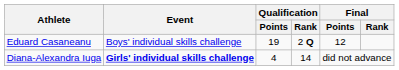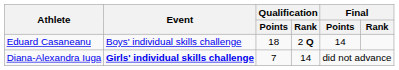(274, 43) 19 -> (274, 43) 18
(340, 43) 12 -> (340, 43) 14
(274, 58) 4 -> (274, 58) 7
